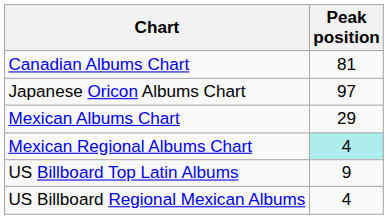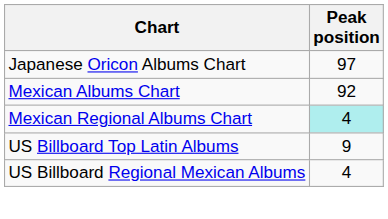- row: (99, 64)
(347, 118) 29 -> (347, 91) 92
